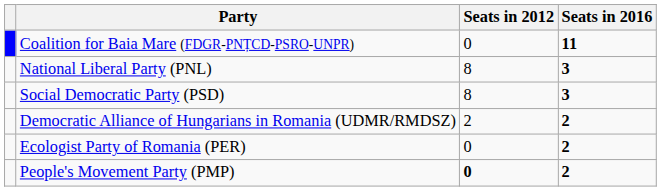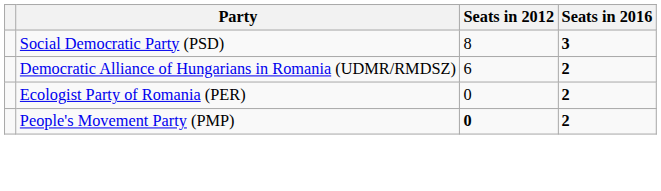- row: (187, 43)
- row: (116, 69)
(467, 120) 2 -> (467, 69) 6
